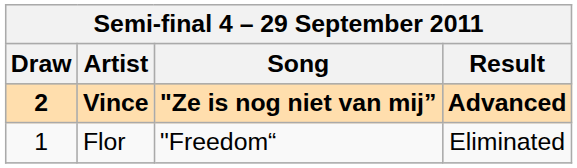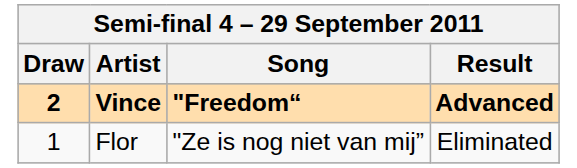(298, 102) "Ze is nog niet van mij” -> (237, 102) "Freedom“
(218, 142) "Freedom“ -> (298, 142) "Ze is nog niet van mij”
